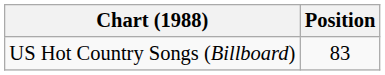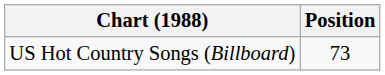(340, 53) 83 -> (340, 53) 73
